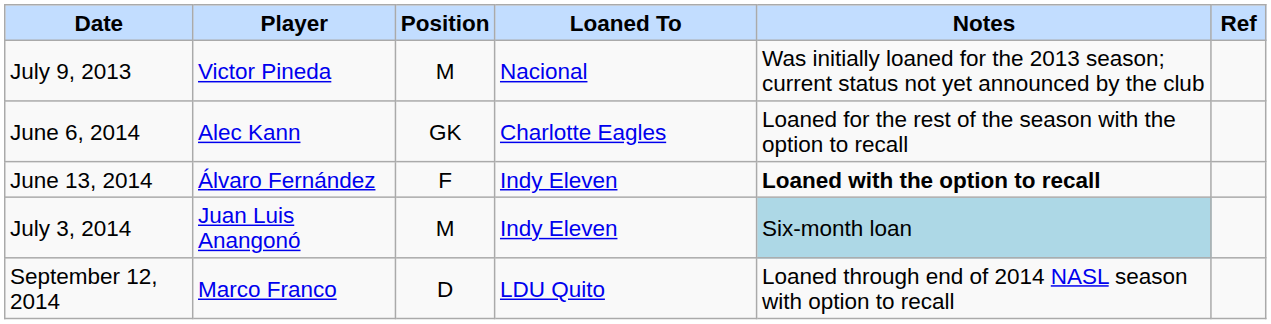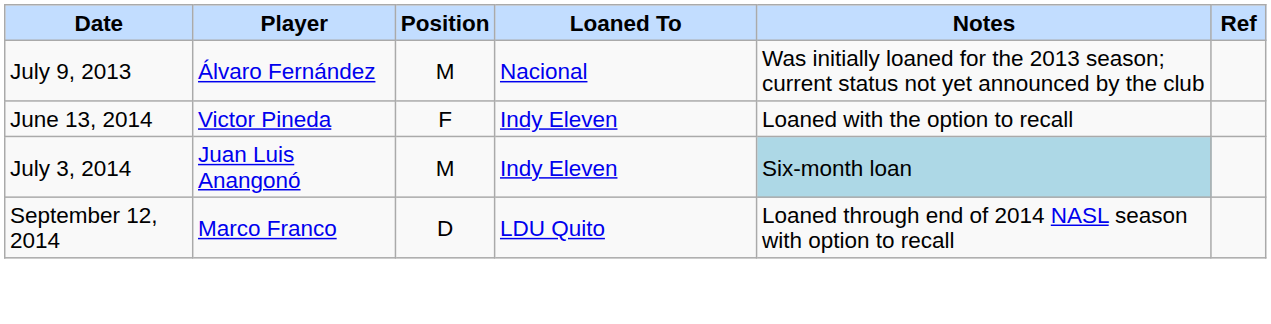(265, 71) Victor Pineda -> (287, 71) Álvaro Fernández
- row: (75, 132)
(287, 180) Álvaro Fernández -> (265, 119) Victor Pineda
(931, 180) bold -> (918, 119) normal
